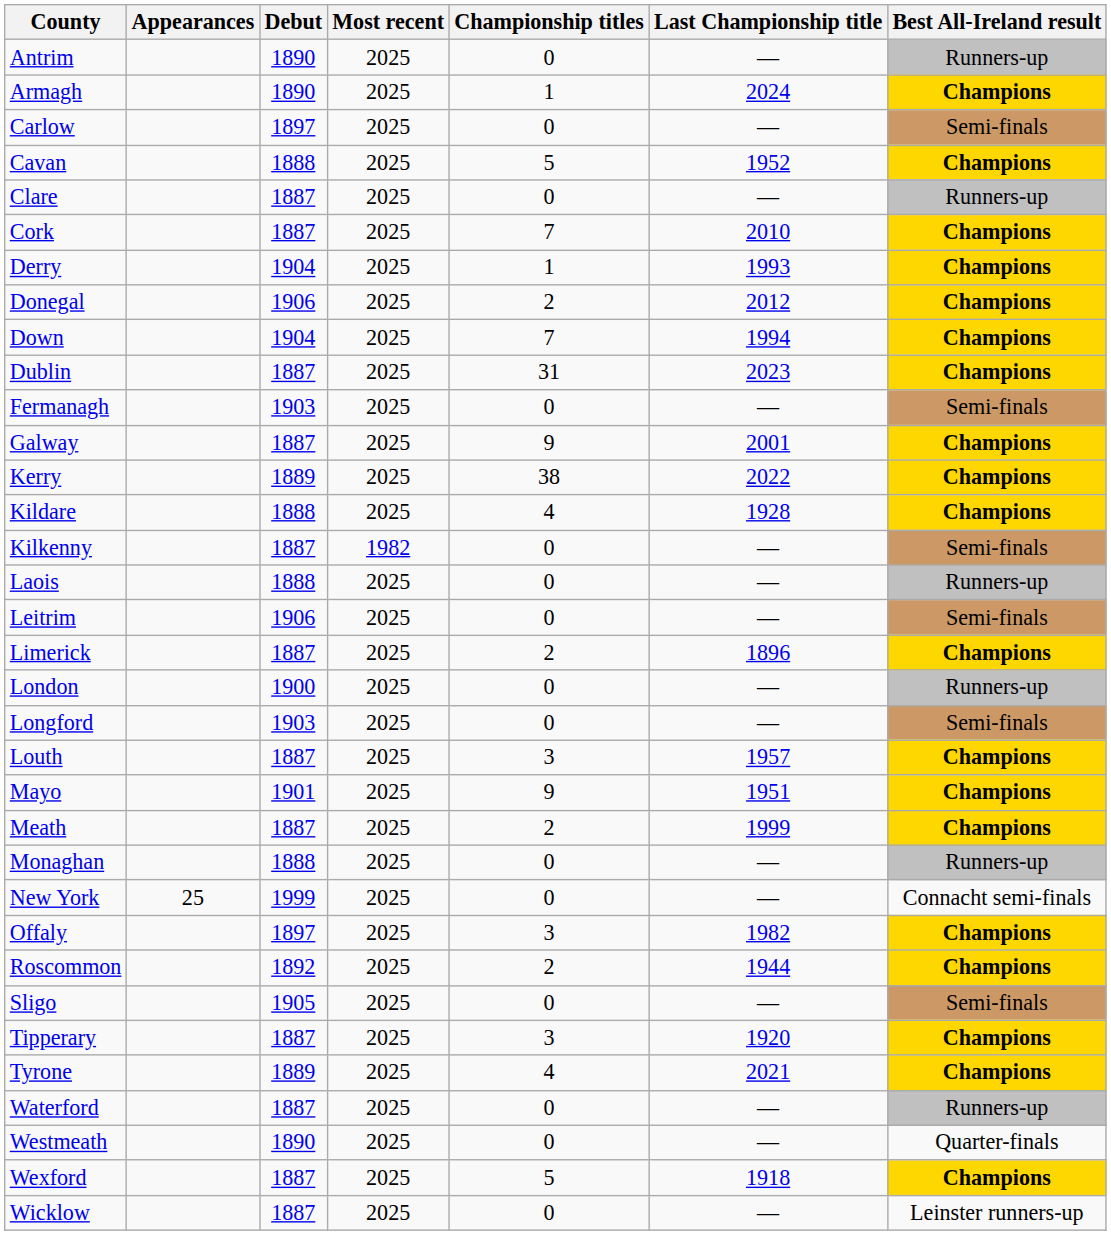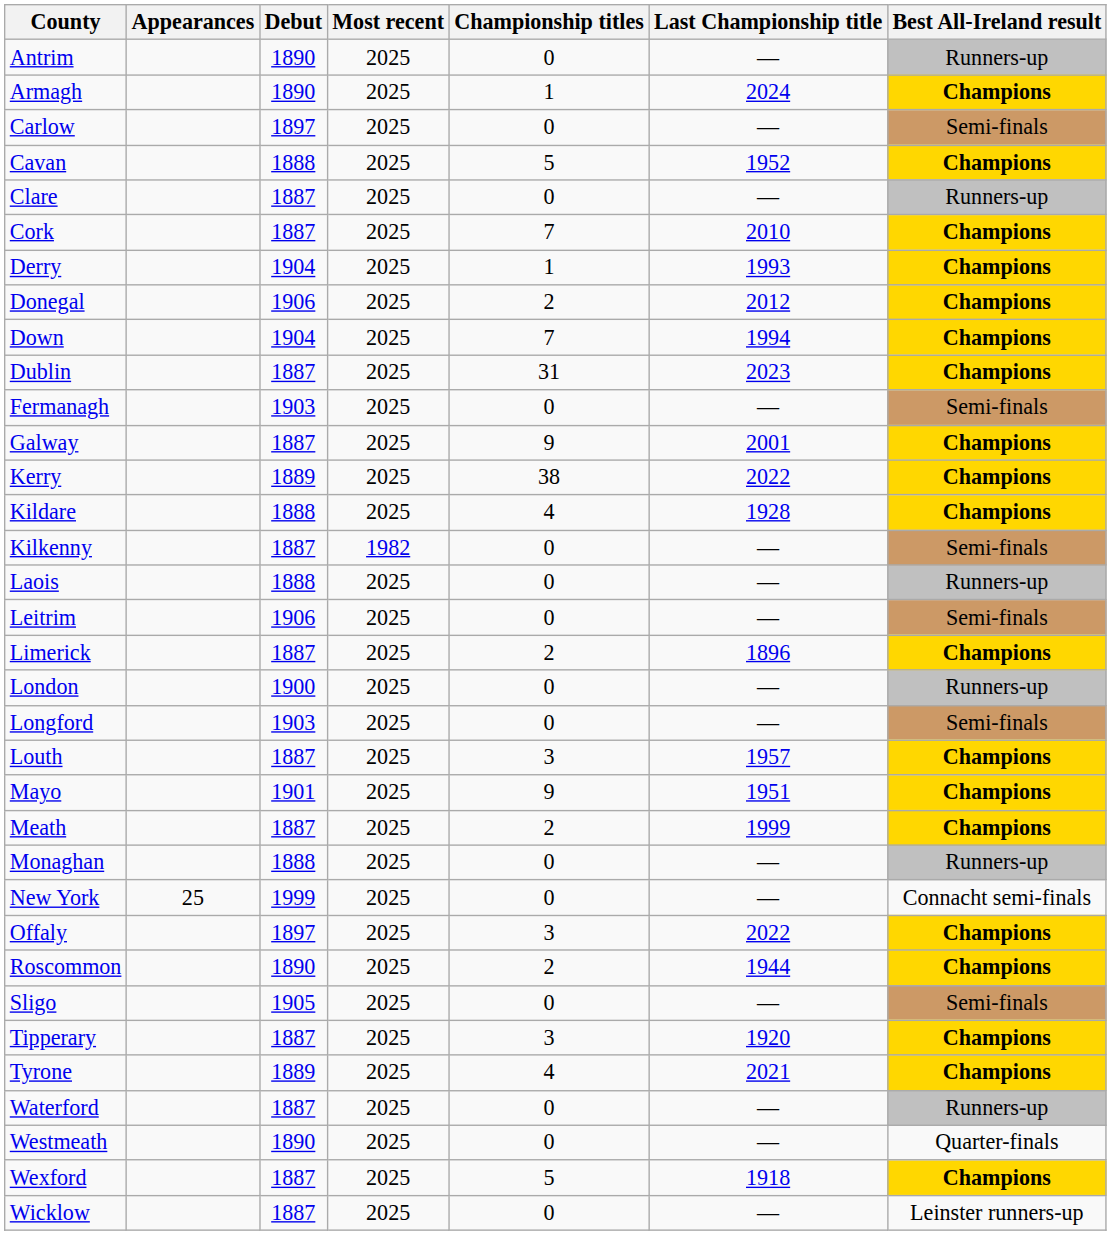(768, 932) 1982 -> (768, 932) 2022
(293, 967) 1892 -> (293, 967) 1890
